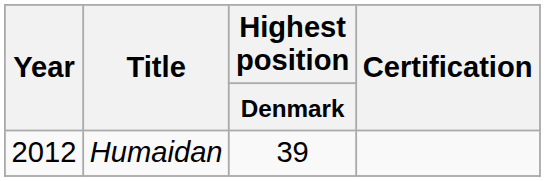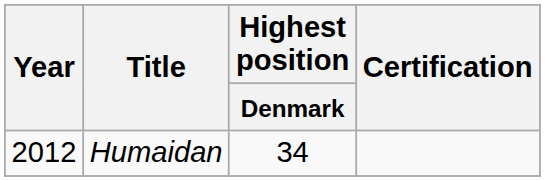(293, 152) 39 -> (293, 152) 34
